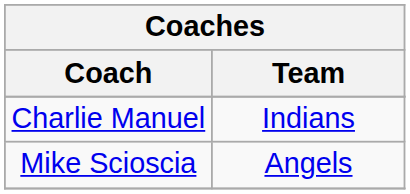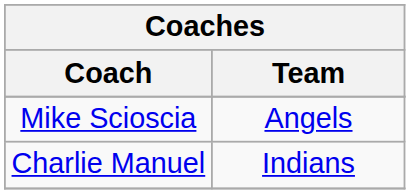rows swapped: (108, 164) <-> (108, 118)
